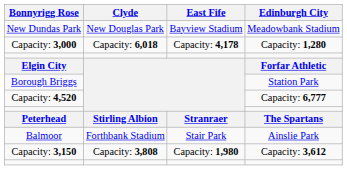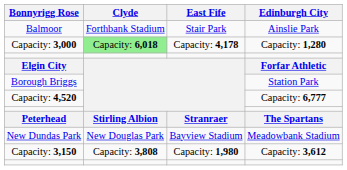rows swapped: (44, 28) <-> (44, 135)
(125, 45) no background -> (125, 45) lightgreen background
